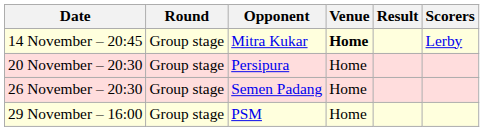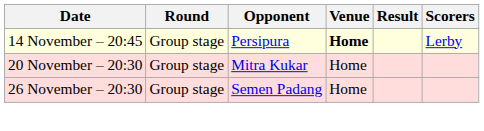(269, 41) Mitra Kukar -> (260, 41) Persipura
(260, 65) Persipura -> (269, 65) Mitra Kukar
- row: (75, 114)
